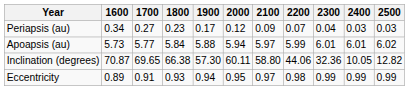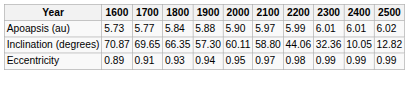- row: (38, 28)
(236, 45) 5.94 -> (236, 28) 5.90
(178, 61) 66.38 -> (178, 45) 66.35
